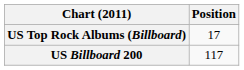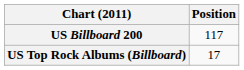rows swapped: (97, 55) <-> (97, 34)
